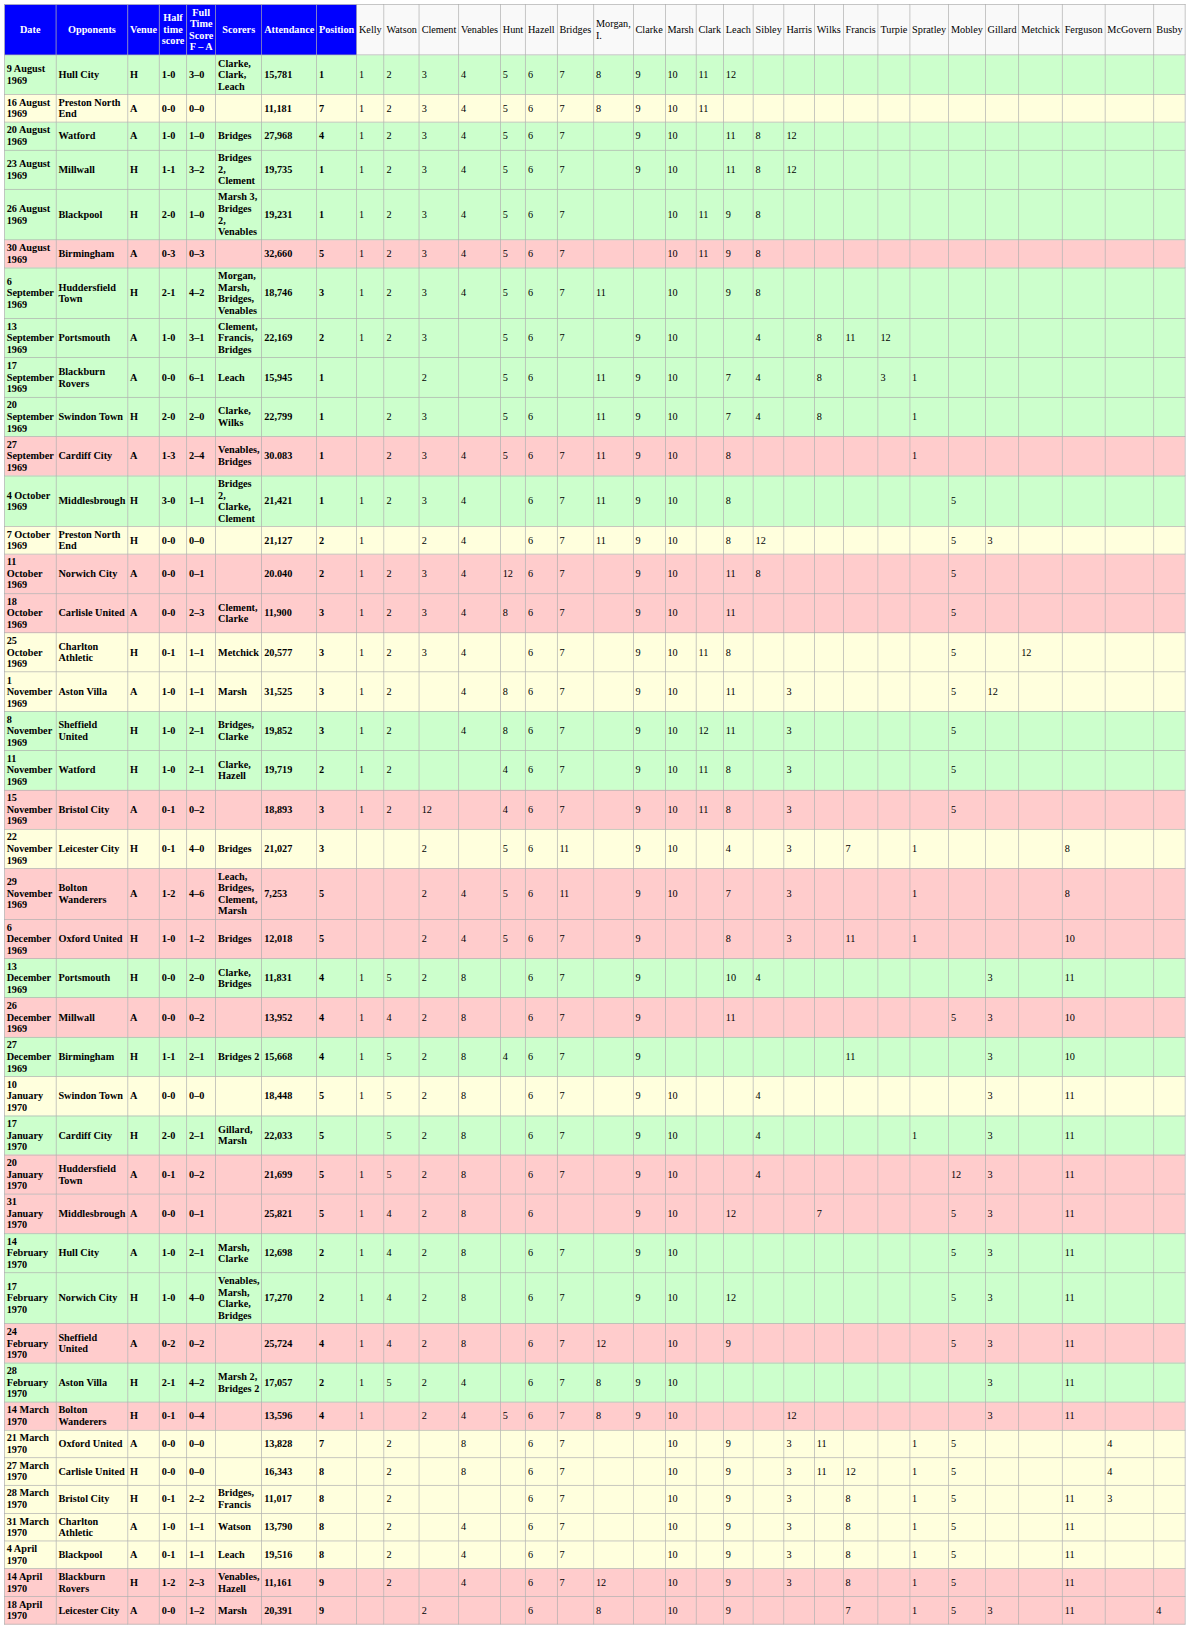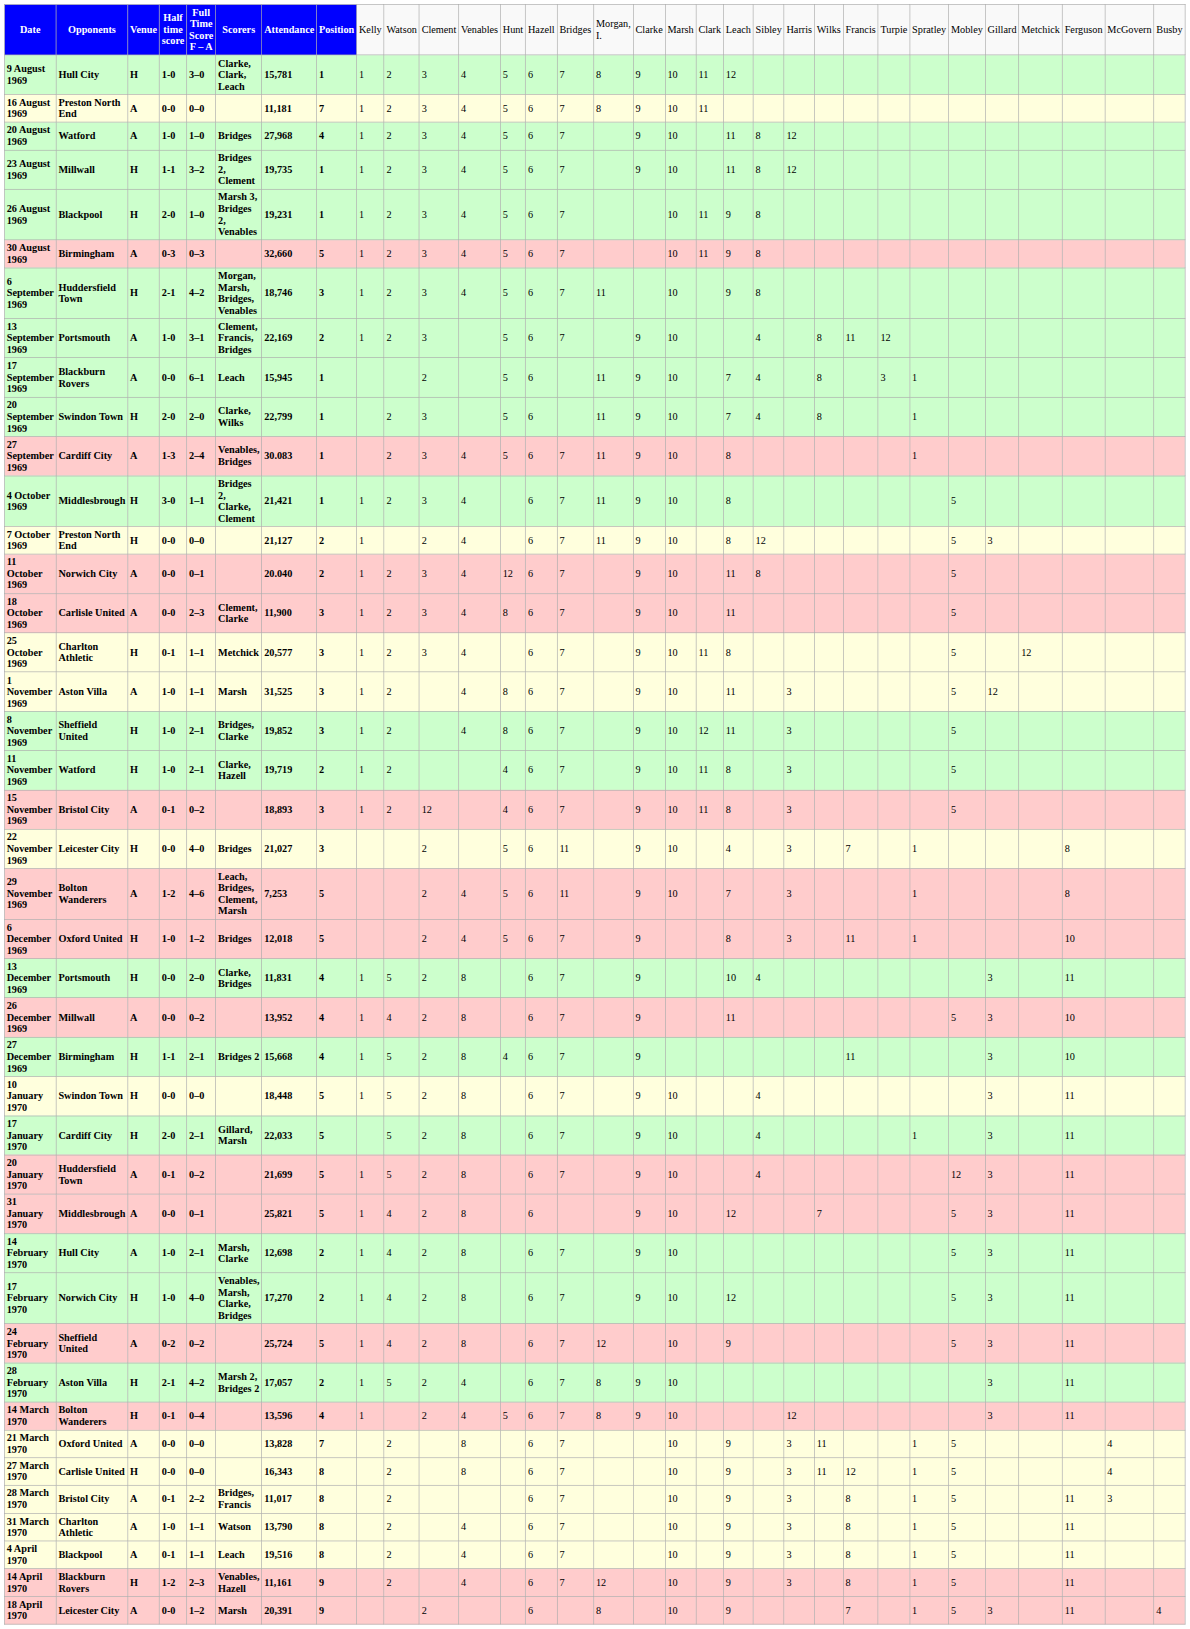(169, 849) 0-1 -> (169, 849) 0-0
(134, 1096) A -> (134, 1096) H
(322, 1343) 4 -> (322, 1343) 5
(134, 1499) H -> (134, 1499) A
